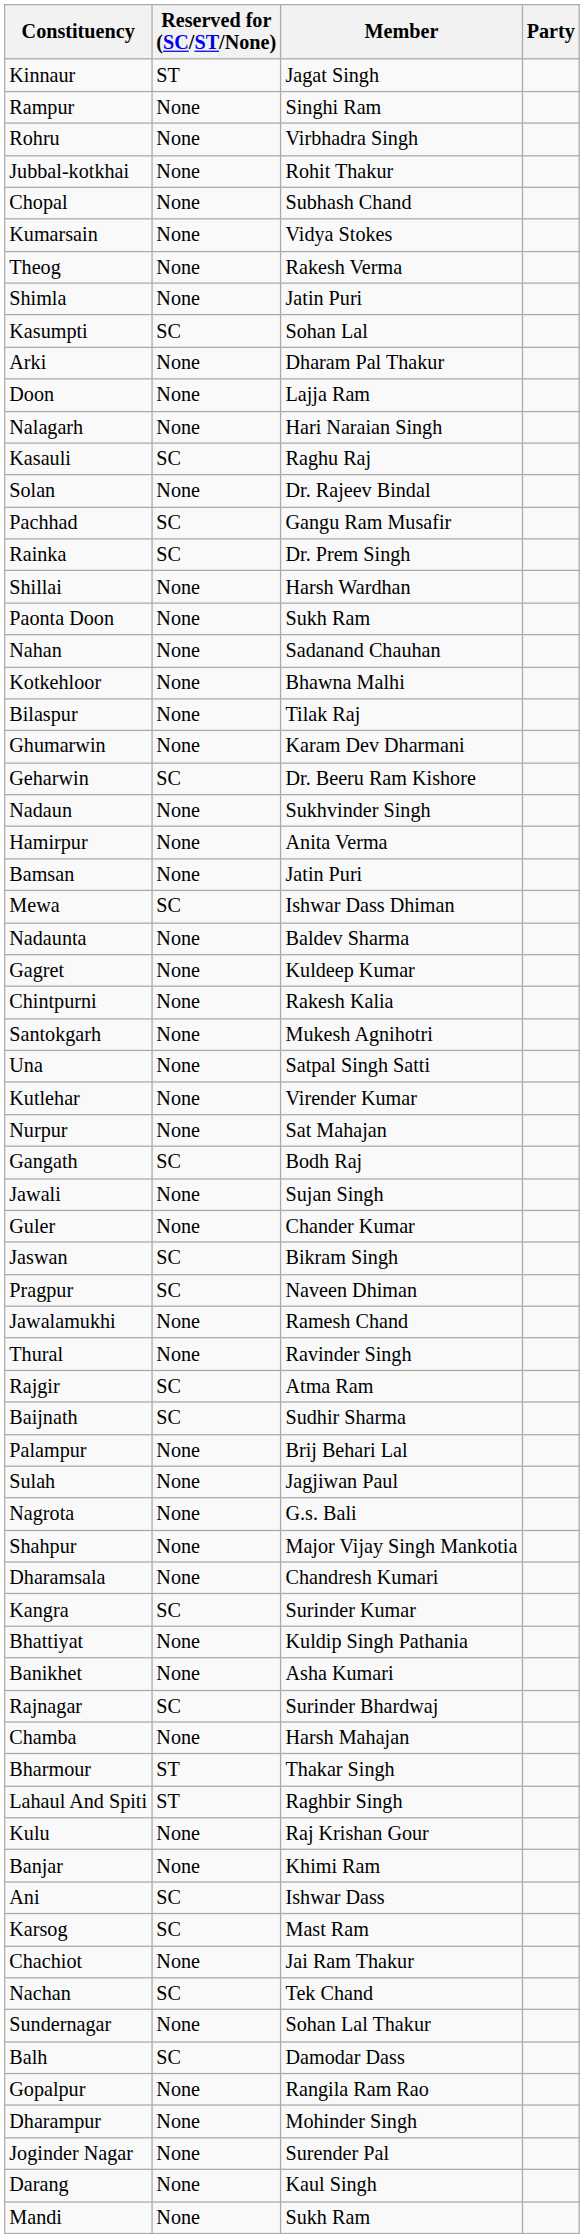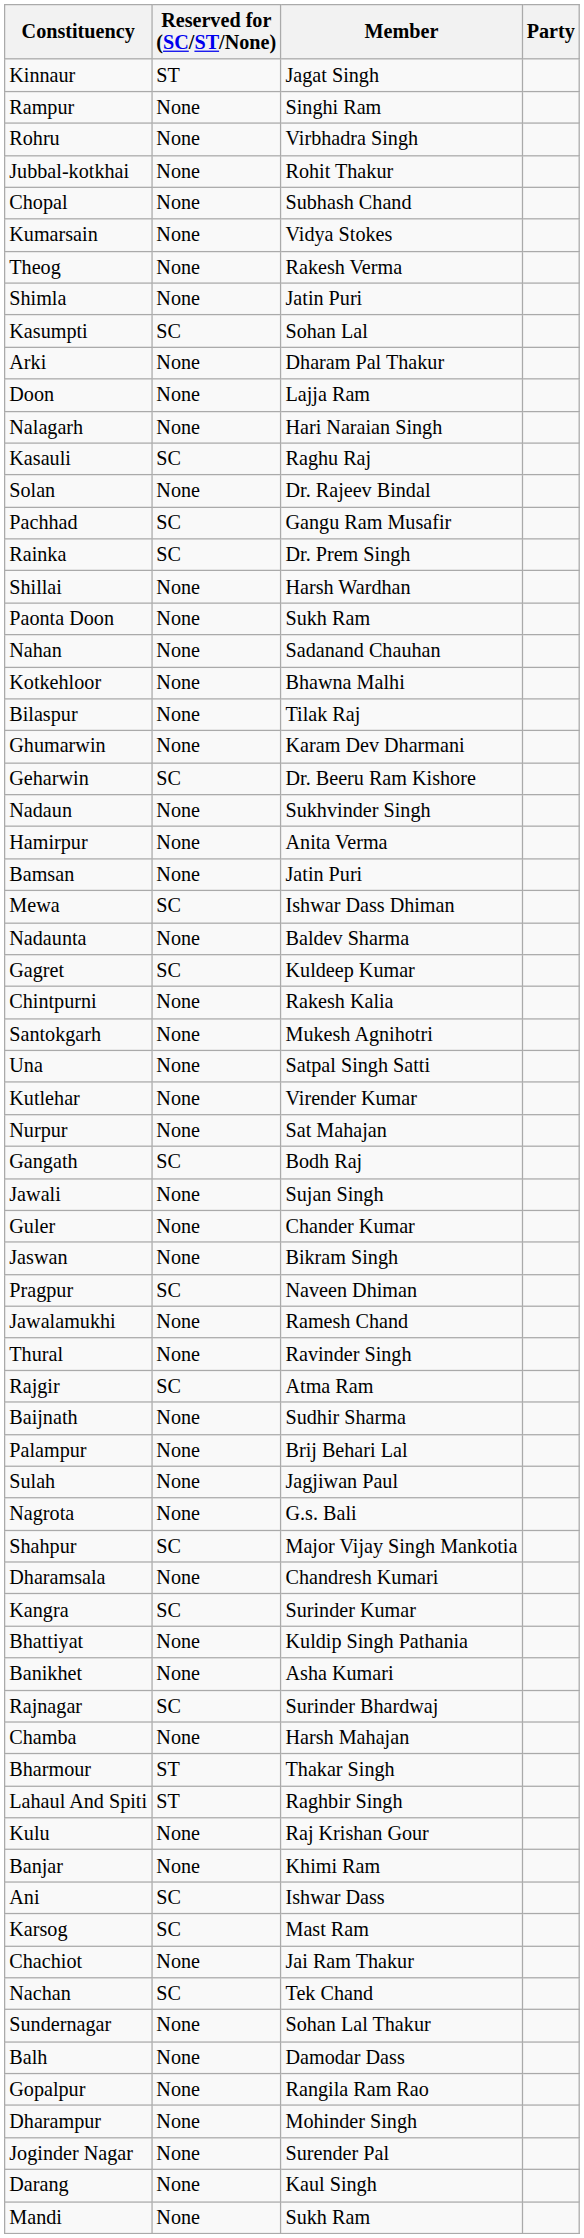(178, 970) None -> (169, 970) SC
(169, 1258) SC -> (178, 1258) None
(169, 1417) SC -> (178, 1417) None
(178, 1545) None -> (169, 1545) SC
(169, 2057) SC -> (178, 2057) None
